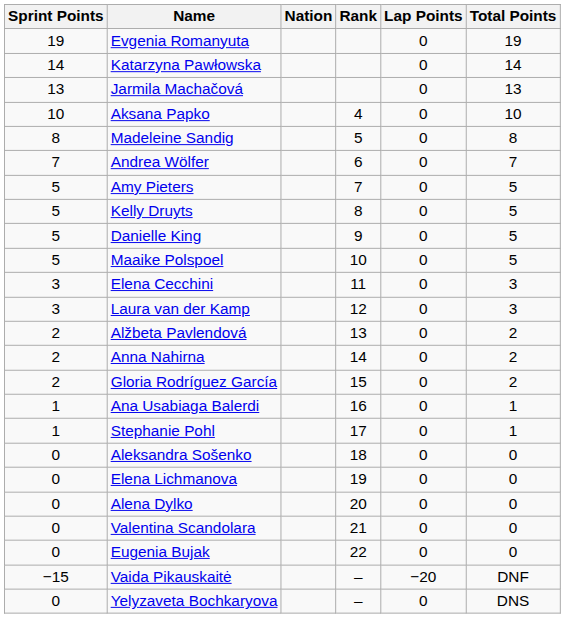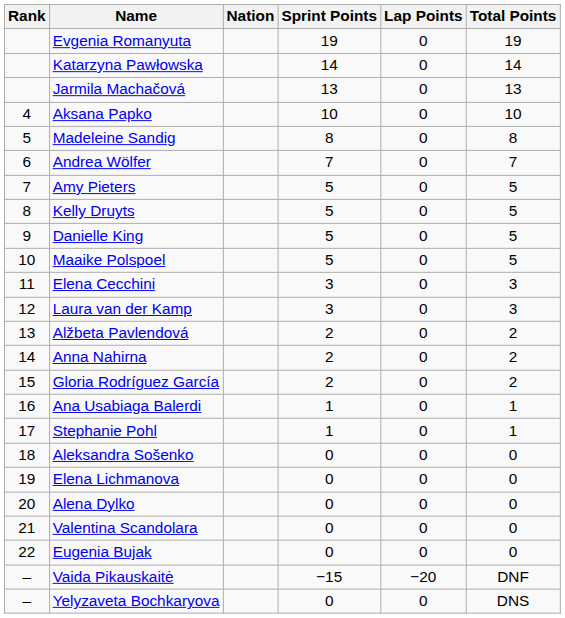columns swapped: (358, 16) <-> (56, 16)
